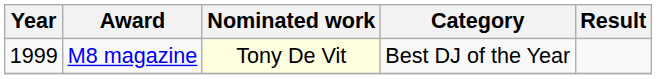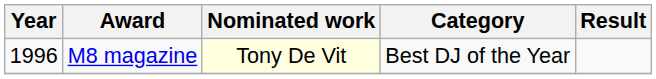(34, 55) 1999 -> (34, 55) 1996
